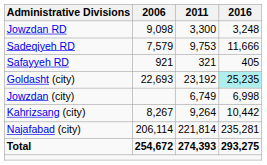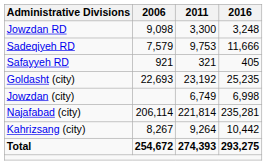(243, 79) paleturquoise background -> (243, 79) no background
rows swapped: (46, 113) <-> (44, 130)
